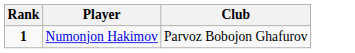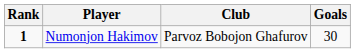+ column: (330, 15)
